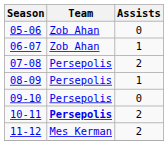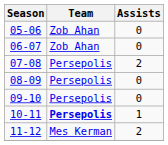(139, 47) 1 -> (139, 47) 0
(139, 81) 1 -> (139, 81) 0
(139, 115) 2 -> (139, 115) 1
